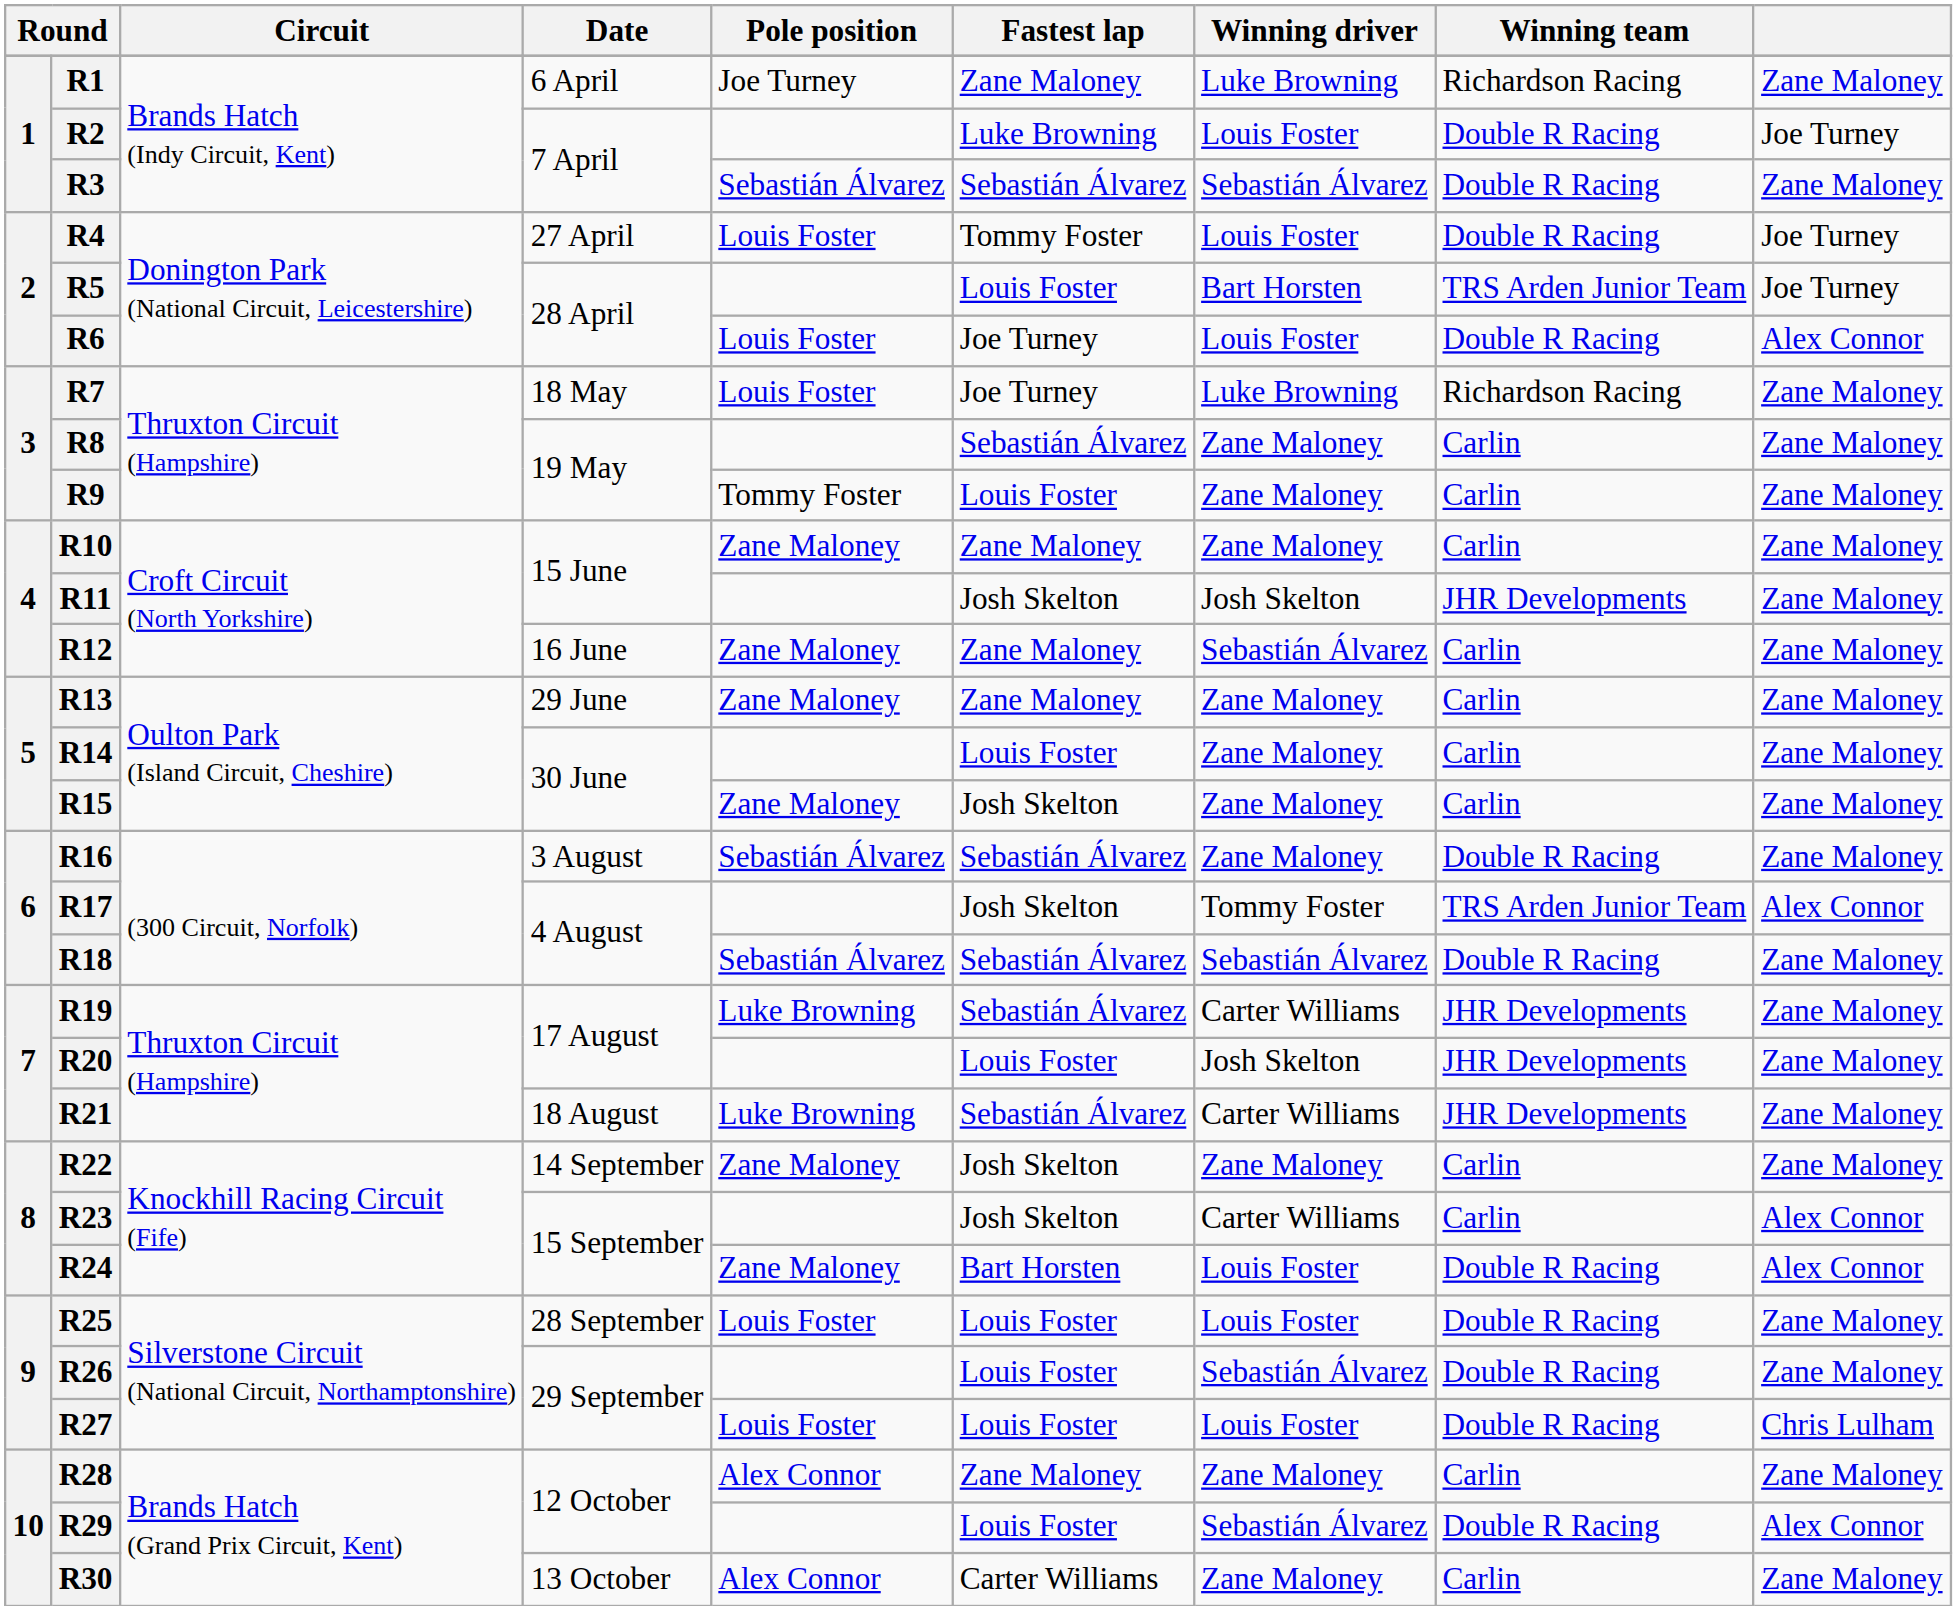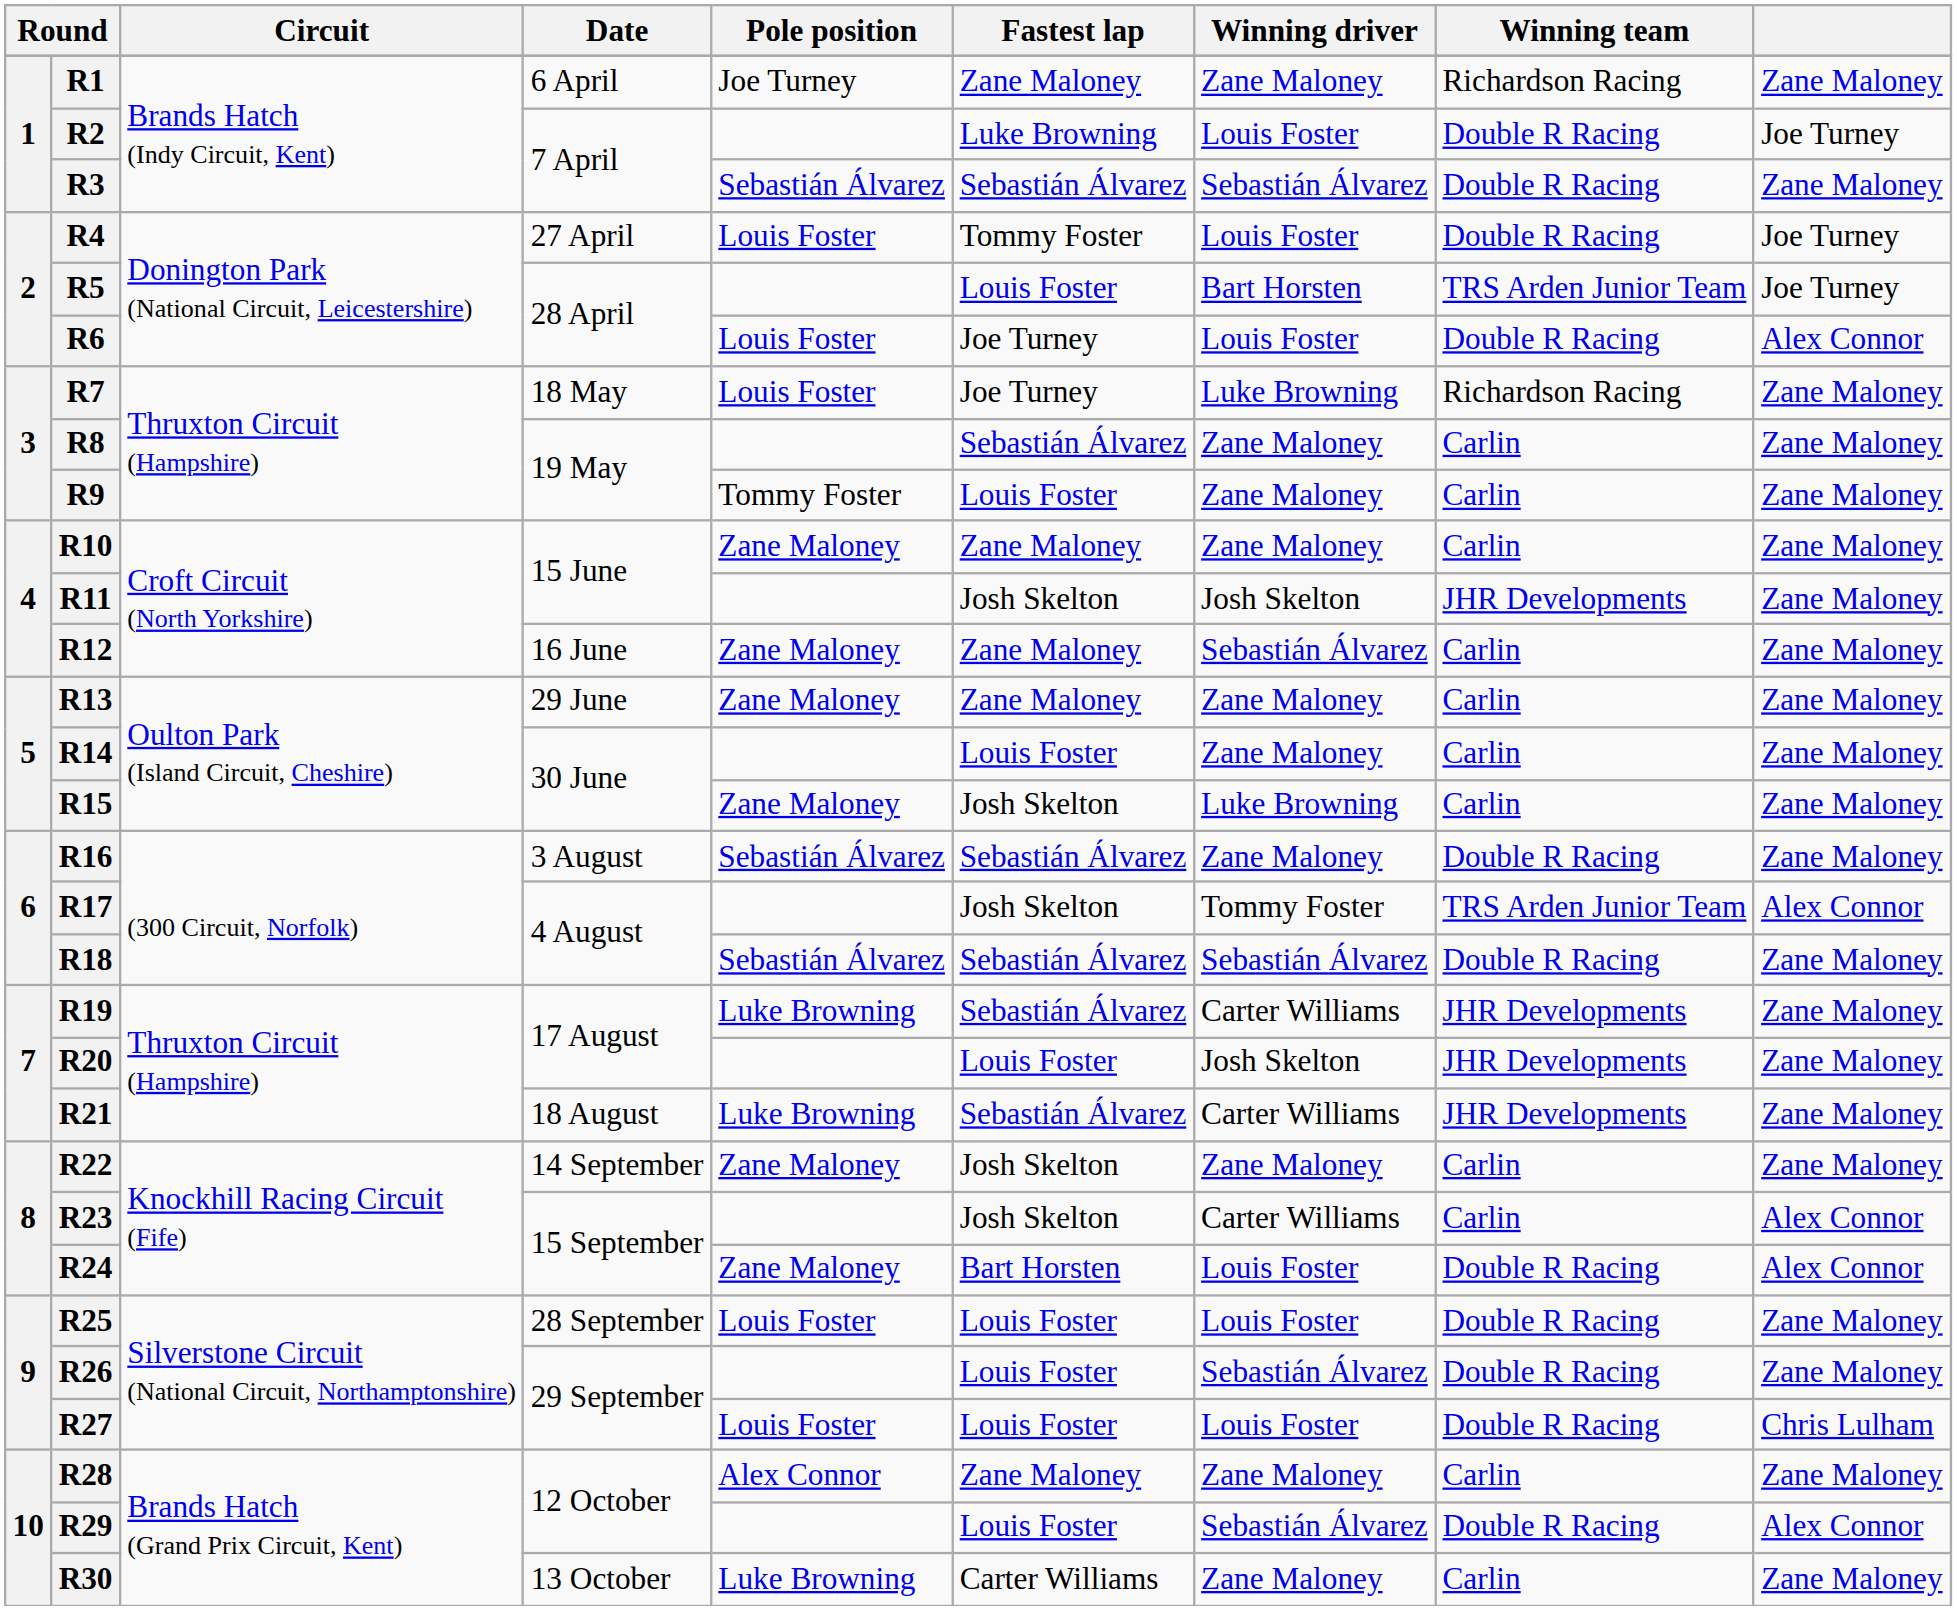(1300, 81) Luke Browning -> (1292, 81) Zane Maloney
(1292, 803) Zane Maloney -> (1300, 803) Luke Browning
(800, 1578) Alex Connor -> (817, 1578) Luke Browning
